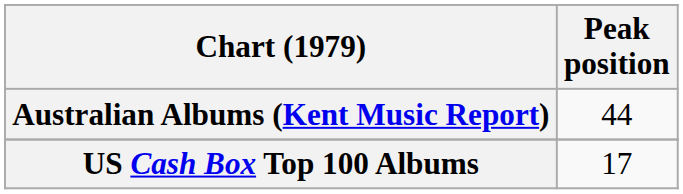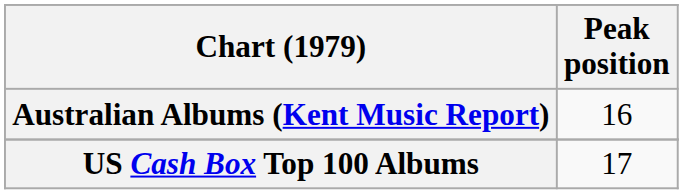(617, 113) 44 -> (617, 113) 16
